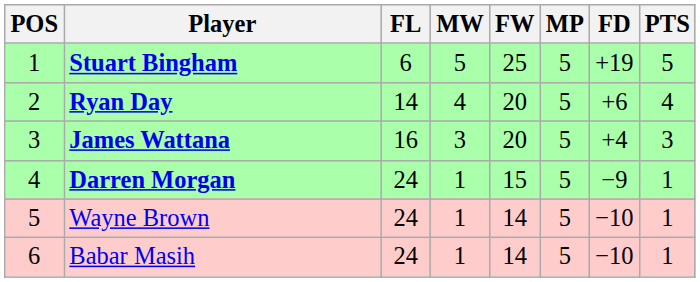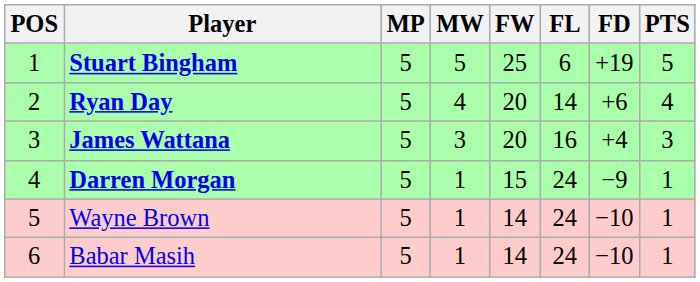columns swapped: (565, 23) <-> (406, 23)
